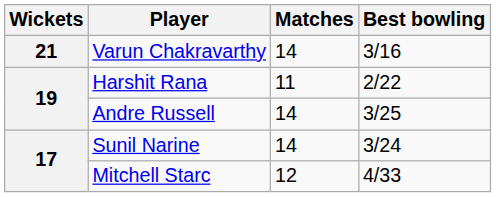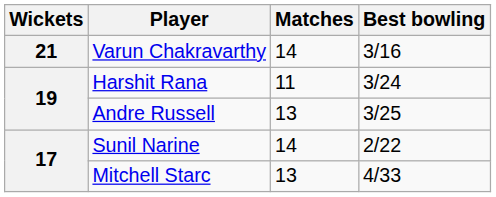(382, 82) 2/22 -> (382, 82) 3/24
(286, 113) 14 -> (286, 113) 13
(382, 144) 3/24 -> (382, 144) 2/22
(286, 176) 12 -> (286, 176) 13
